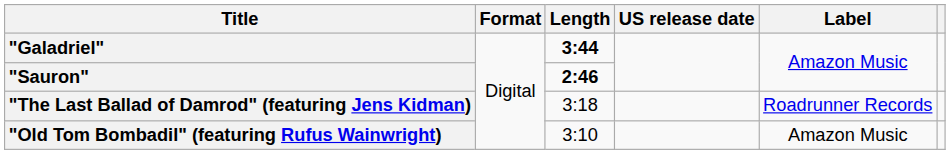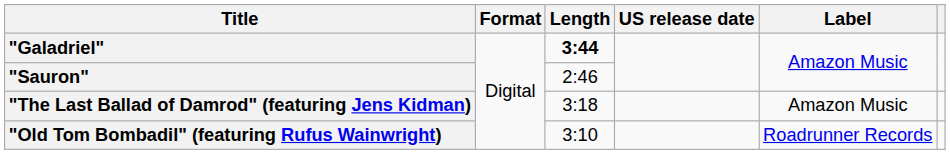(580, 76) bold -> (580, 76) normal
(848, 105) Roadrunner Records -> (848, 105) Amazon Music
(848, 134) Amazon Music -> (848, 134) Roadrunner Records
